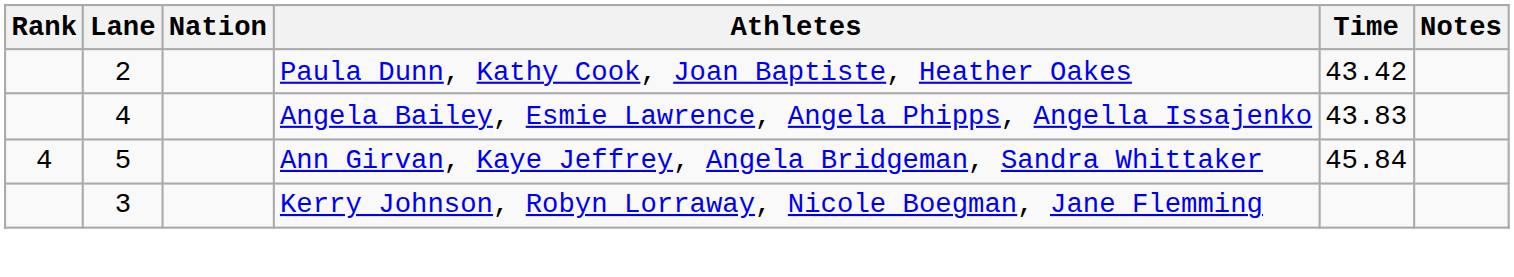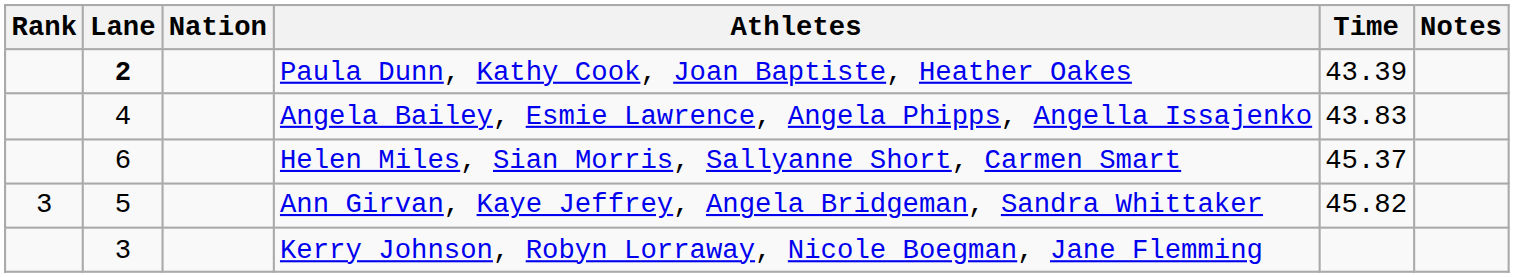(123, 72) normal -> (123, 72) bold
(1366, 72) 43.42 -> (1366, 72) 43.39
+ row: (731, 161)
(44, 161) 4 -> (44, 205) 3
(1366, 161) 45.84 -> (1366, 205) 45.82
